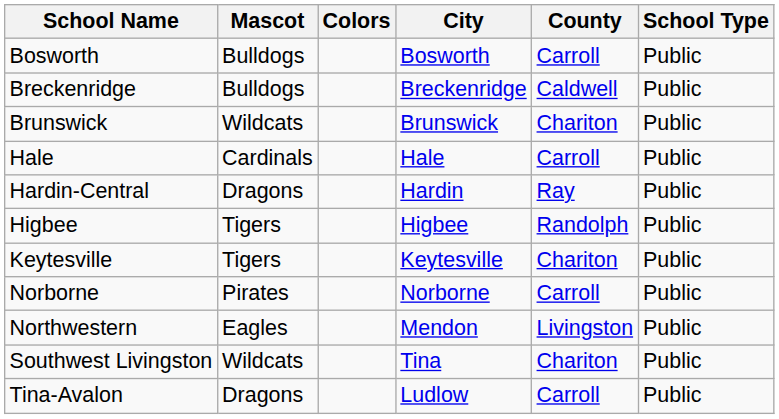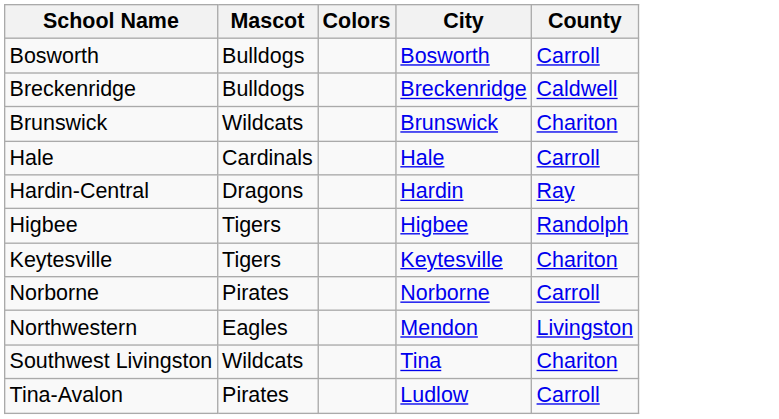- column: (706, 21)
(263, 395) Dragons -> (255, 395) Pirates
